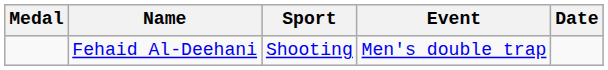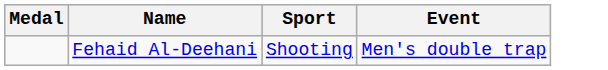- column: (577, 20)
